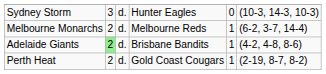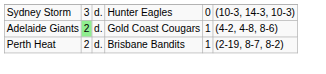- row: (55, 28)
(170, 45) Brisbane Bandits -> (154, 28) Gold Coast Cougars
(178, 61) Gold Coast Cougars -> (146, 45) Brisbane Bandits
